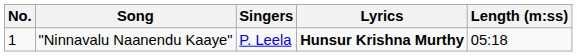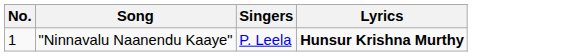- column: (519, 16)
